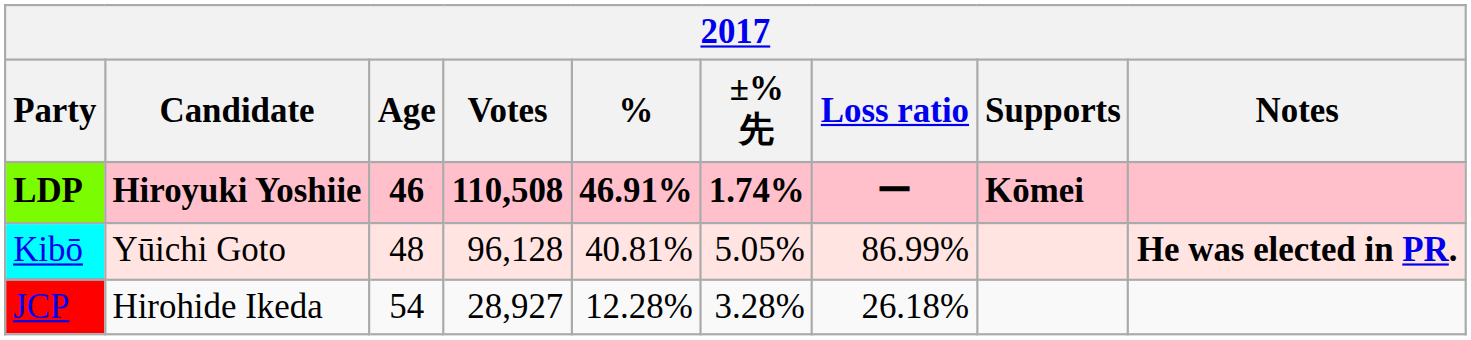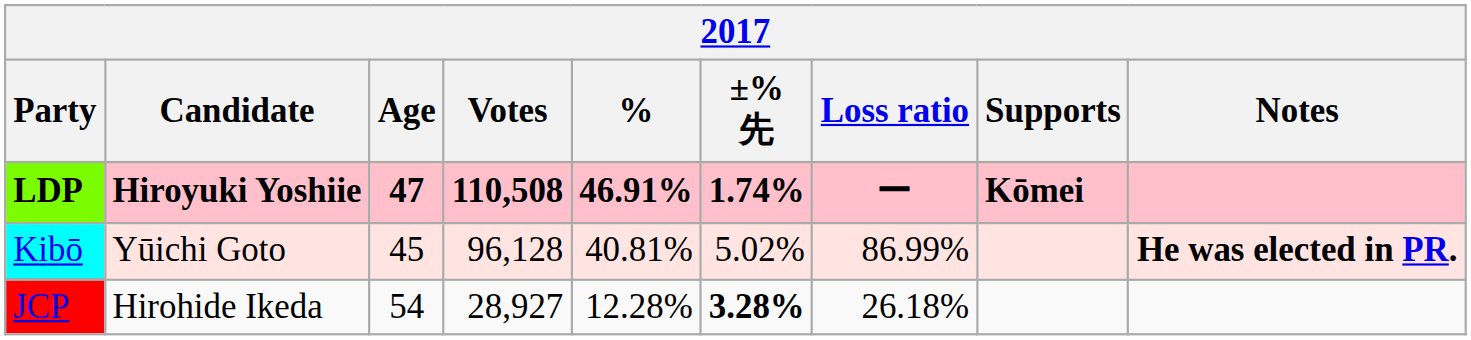(407, 191) 46 -> (407, 191) 47
(407, 250) 48 -> (407, 250) 45
(760, 250) 5.05% -> (760, 250) 5.02%
(760, 305) normal -> (757, 305) bold
